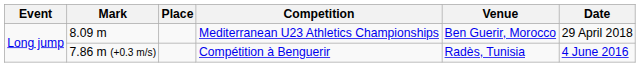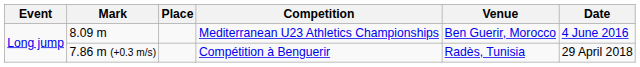(597, 33) 29 April 2018 -> (595, 33) 4 June 2016
(595, 52) 4 June 2016 -> (597, 52) 29 April 2018
